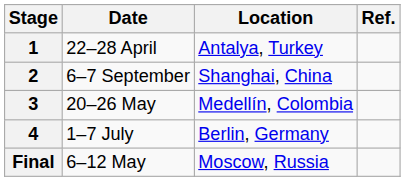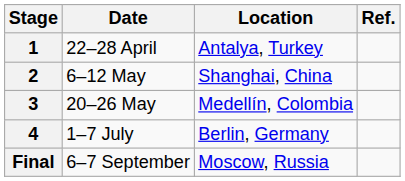(128, 76) 6–7 September -> (106, 76) 6–12 May
(106, 162) 6–12 May -> (128, 162) 6–7 September
